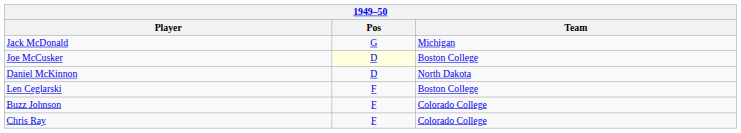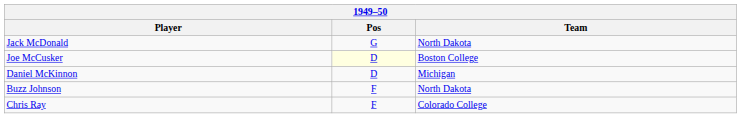(436, 43) Michigan -> (444, 43) North Dakota
(444, 74) North Dakota -> (436, 74) Michigan
- row: (34, 89)
(452, 105) Colorado College -> (444, 89) North Dakota
